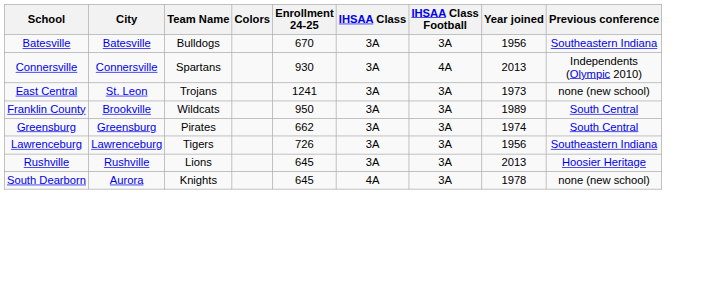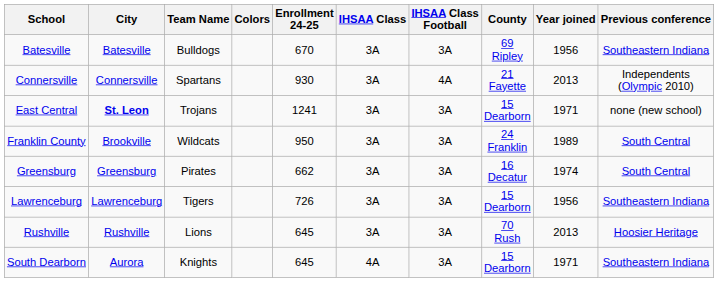+ column: (507, 19)
(127, 91) normal -> (127, 110) bold
(514, 91) 1973 -> (566, 110) 1971
(514, 180) 1978 -> (566, 262) 1971
(604, 180) none (new school) -> (656, 262) Southeastern Indiana
